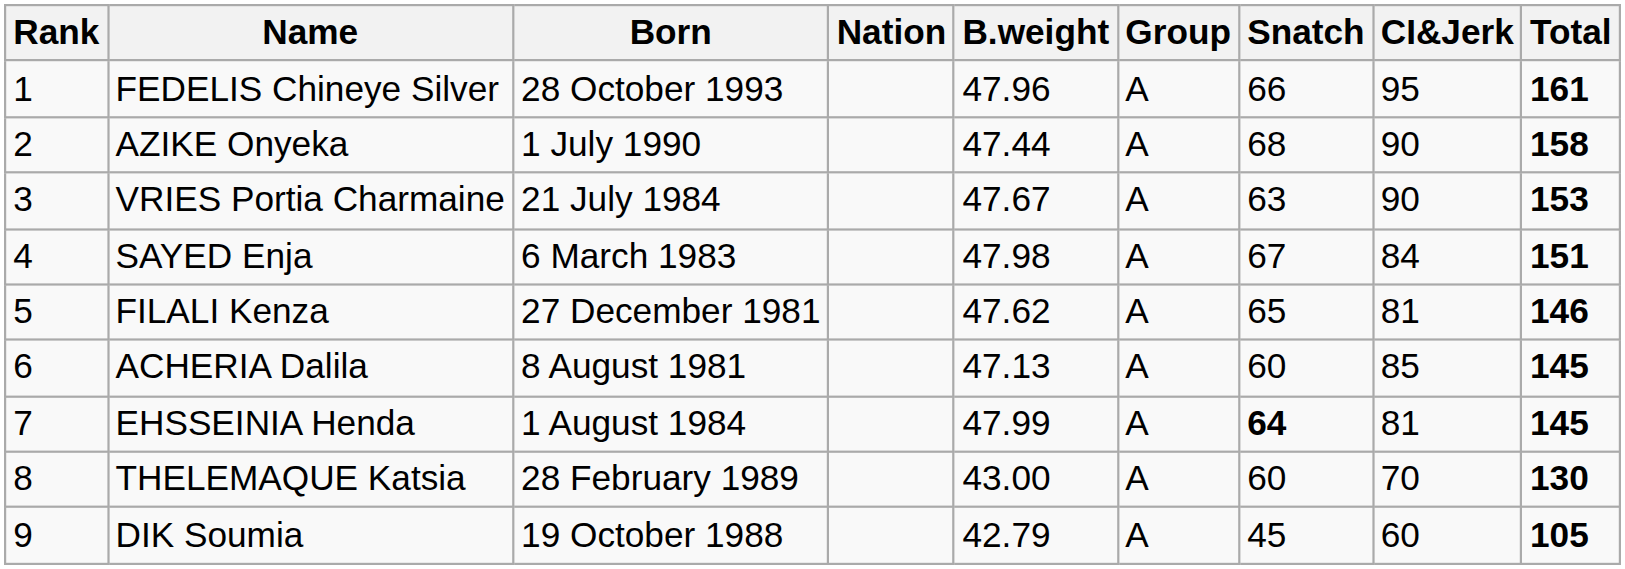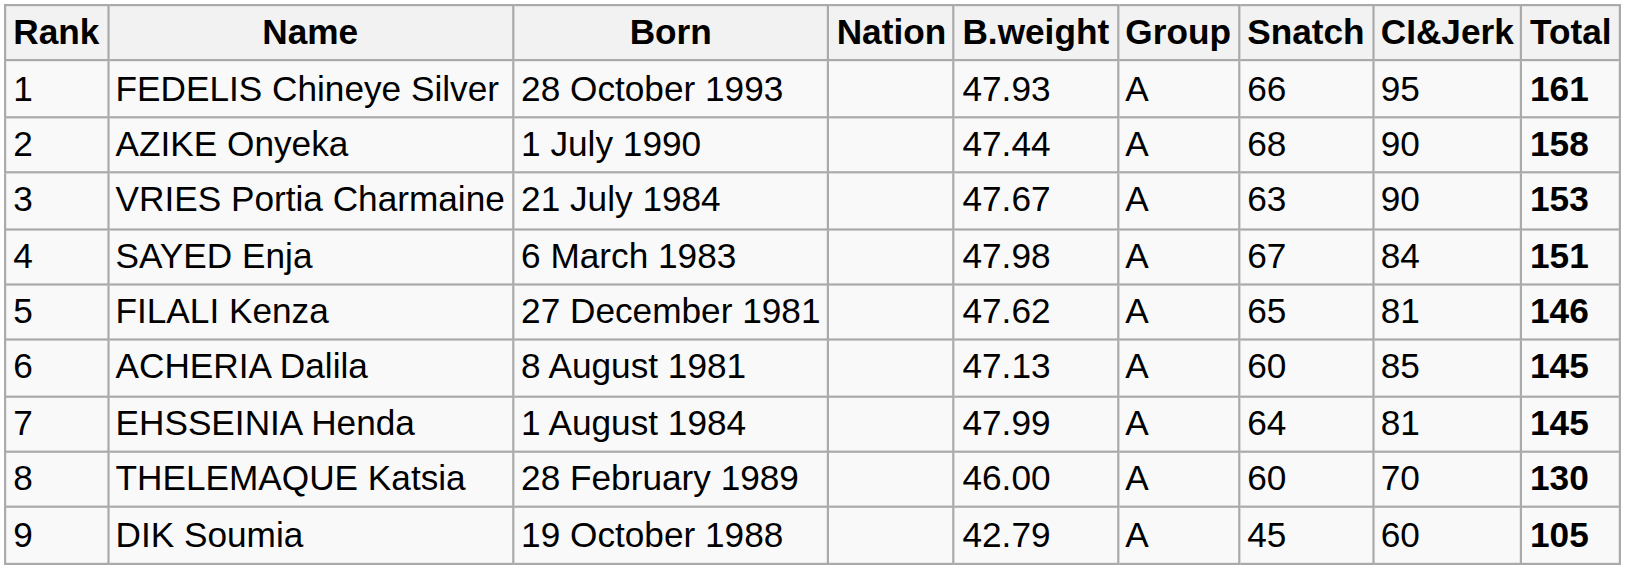(1006, 88) 47.96 -> (1006, 88) 47.93
(1267, 423) bold -> (1267, 423) normal
(1006, 479) 43.00 -> (1006, 479) 46.00
